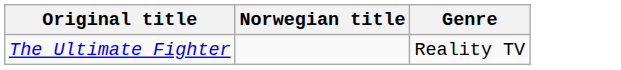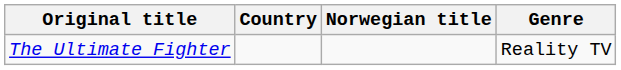+ column: (278, 20)
